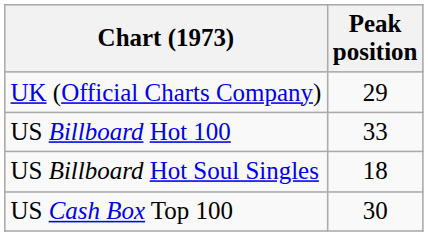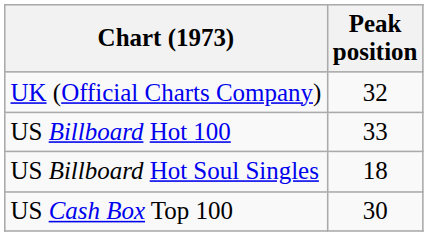(375, 91) 29 -> (375, 91) 32
